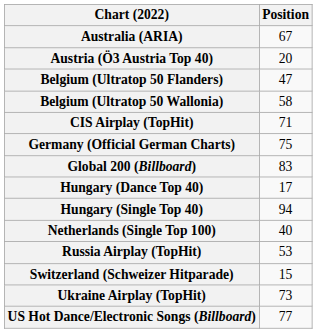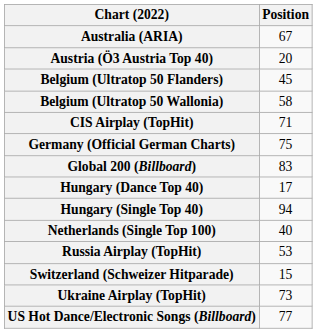(286, 79) 47 -> (286, 79) 45
